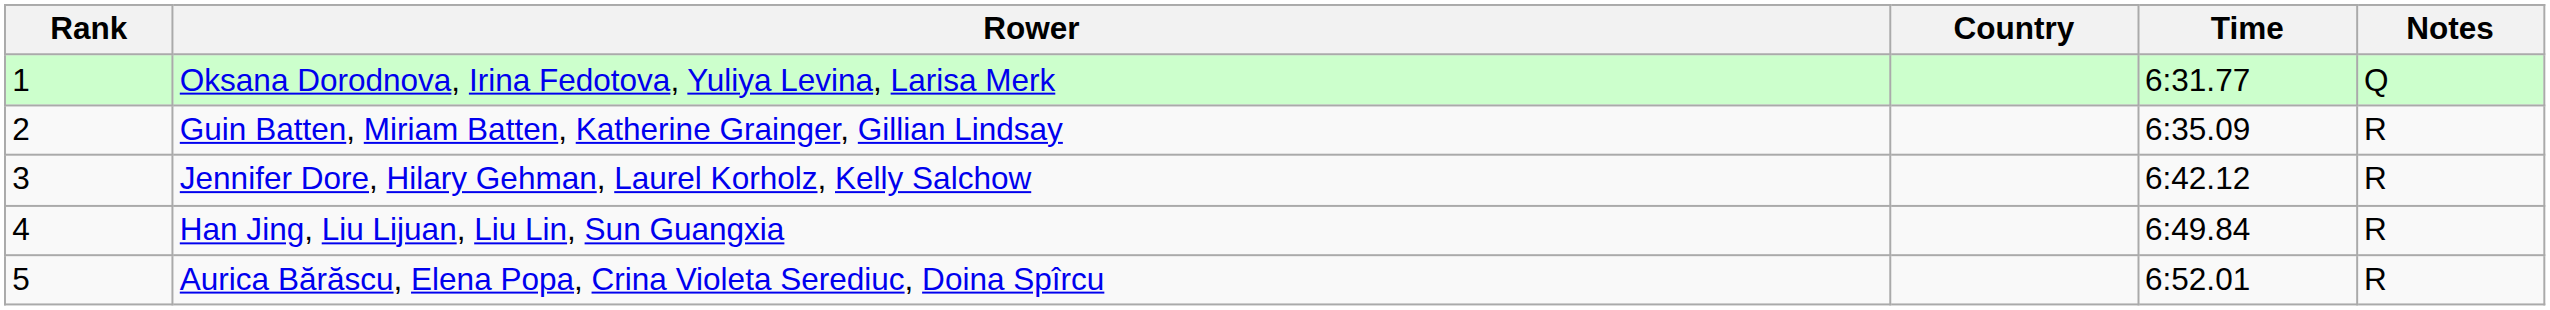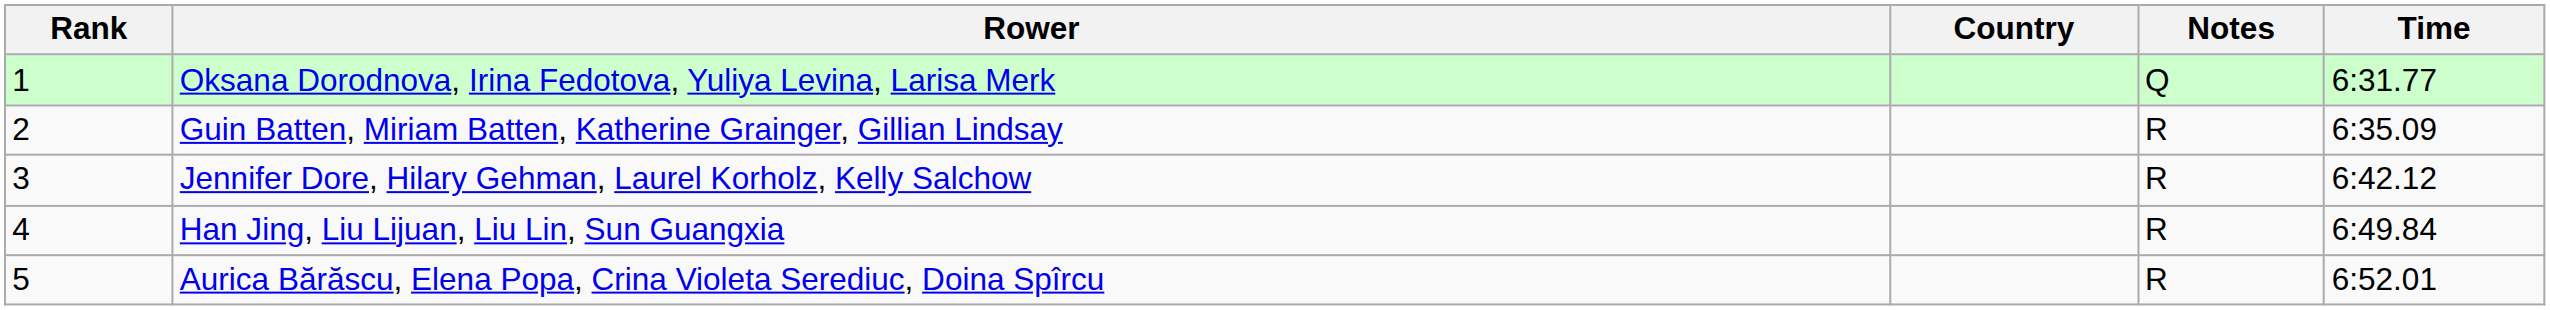columns swapped: (2247, 29) <-> (2450, 29)
